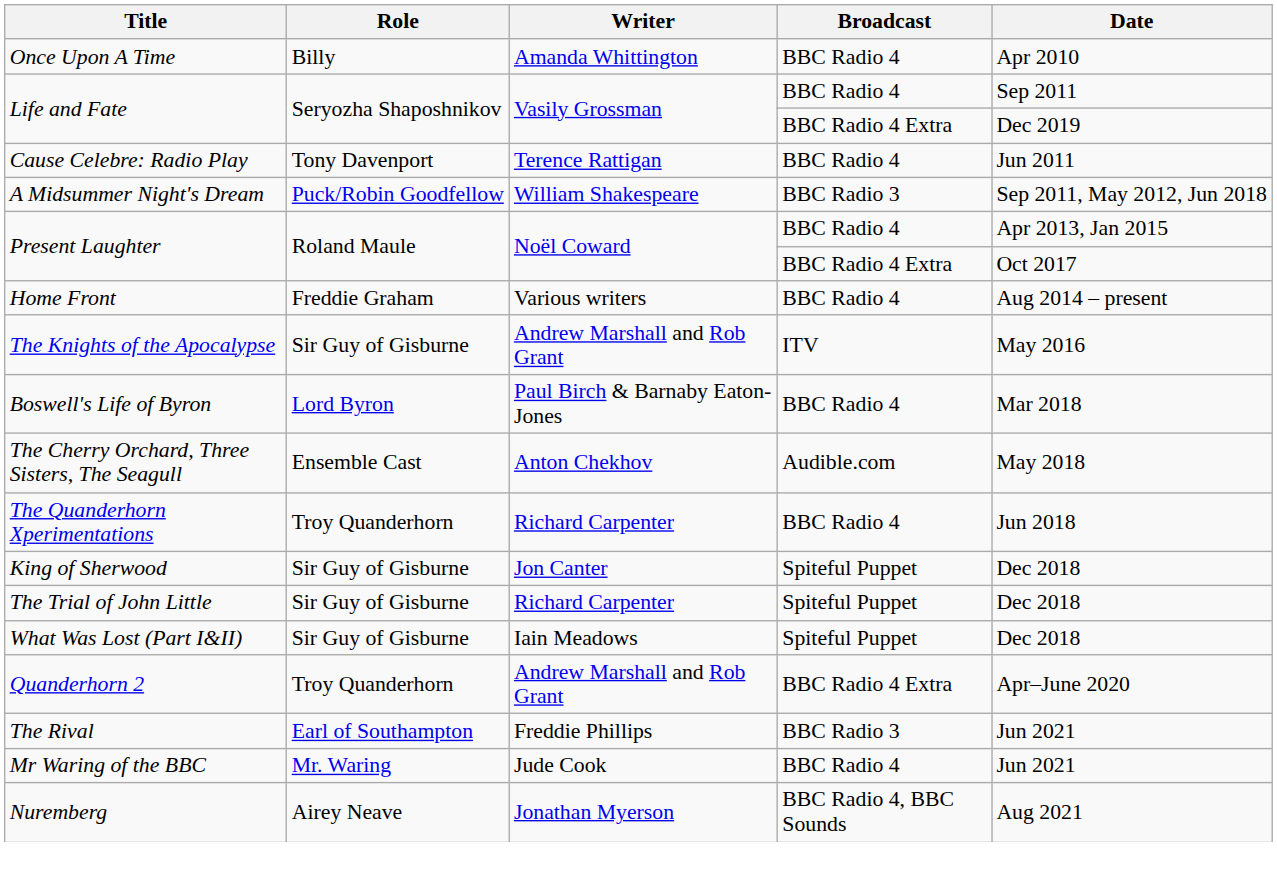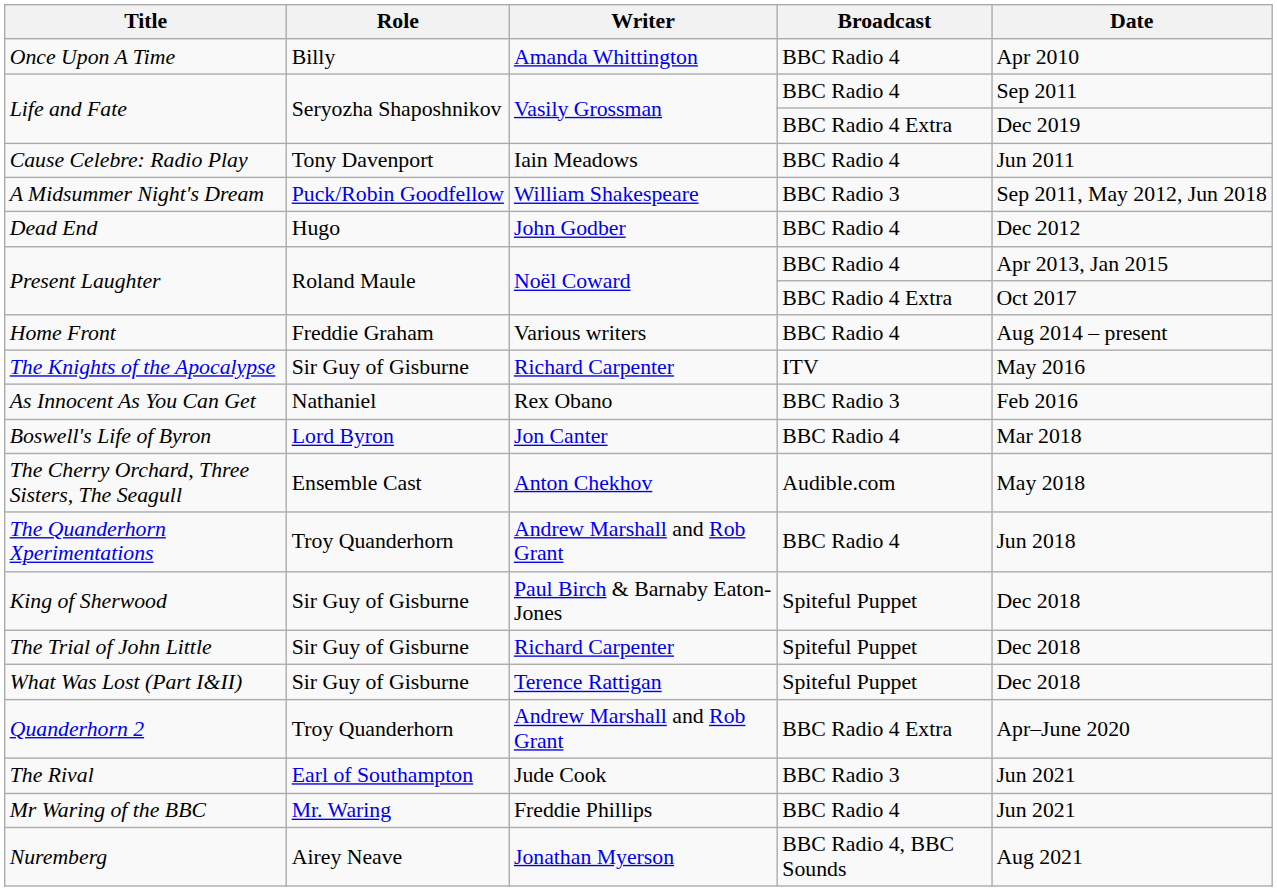(588, 159) Terence Rattigan -> (576, 159) Iain Meadows
+ row: (54, 228)
(630, 344) Andrew Marshall and Rob Grant -> (594, 366) Richard Carpenter
+ row: (133, 401)
(643, 403) Paul Birch & Barnaby Eaton-Jones -> (561, 435) Jon Canter
(594, 521) Richard Carpenter -> (630, 541) Andrew Marshall and Rob Grant
(561, 568) Jon Canter -> (643, 600) Paul Birch & Barnaby Eaton-Jones
(576, 637) Iain Meadows -> (588, 681) Terence Rattigan
(583, 730) Freddie Phillips -> (560, 775) Jude Cook
(560, 765) Jude Cook -> (583, 809) Freddie Phillips
